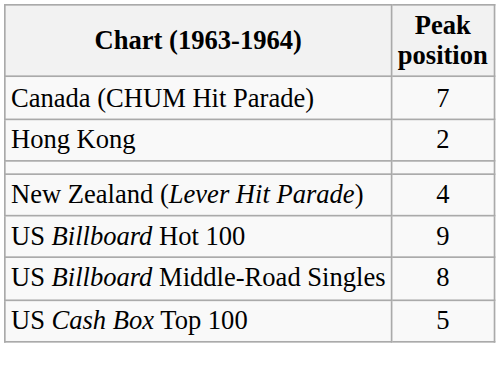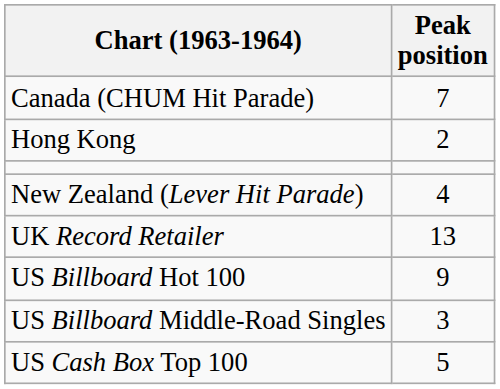+ row: (117, 236)
(443, 278) 8 -> (443, 320) 3
